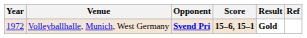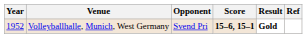(15, 26) 1972 -> (15, 26) 1952
(192, 26) bold -> (190, 26) normal
